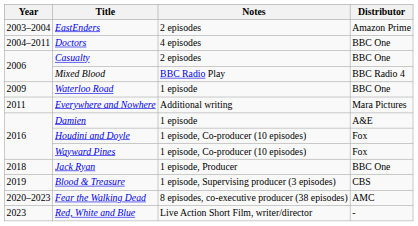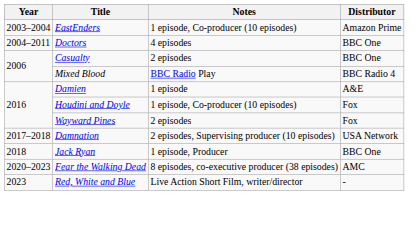(181, 27) 2 episodes -> (224, 27) 1 episode, Co-producer (10 episodes)
- row: (84, 89)
- row: (105, 105)
(233, 151) 1 episode, Co-producer (10 episodes) -> (171, 120) 2 episodes
+ row: (77, 136)
- row: (90, 182)
